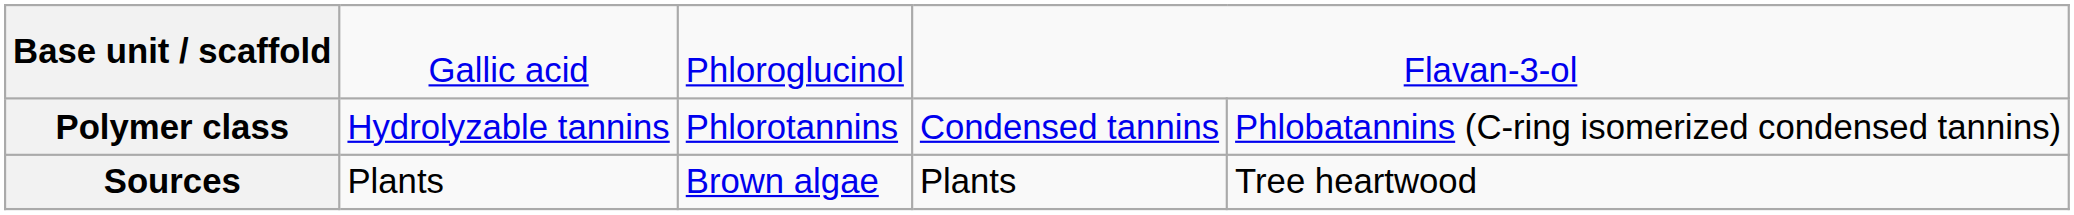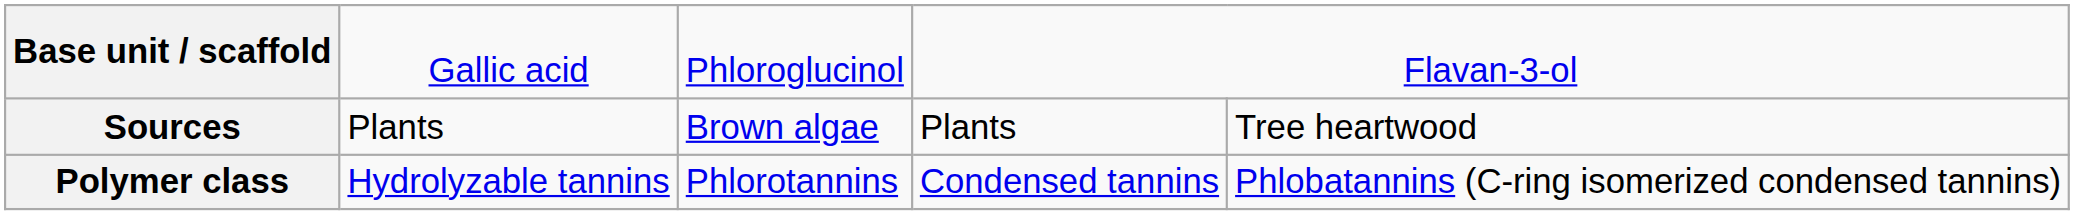rows swapped: (172, 126) <-> (172, 181)
